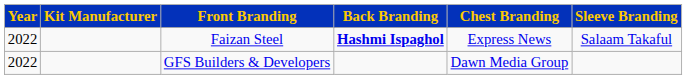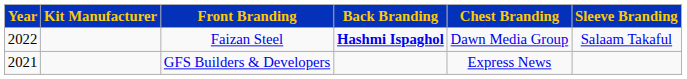(509, 39) Express News -> (509, 39) Dawn Media Group
(23, 62) 2022 -> (23, 62) 2021
(509, 62) Dawn Media Group -> (509, 62) Express News
